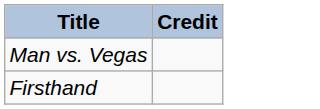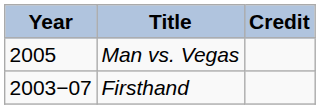+ column: (51, 21)
